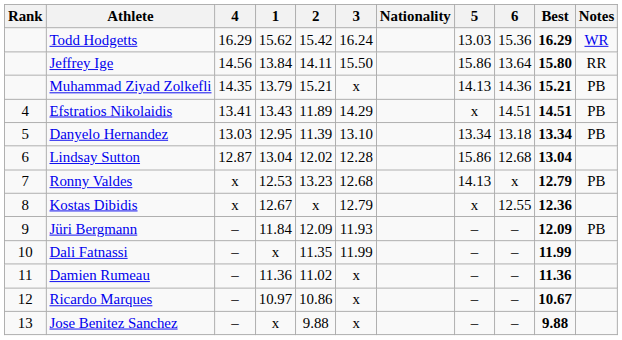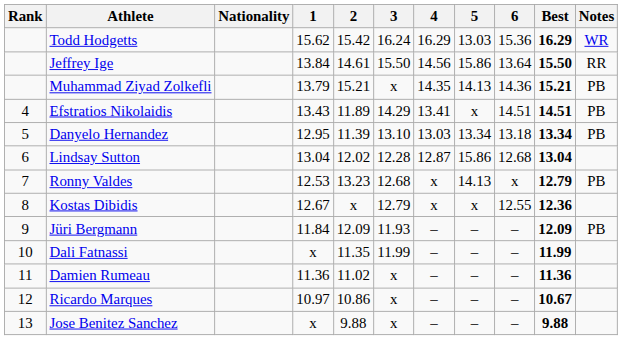columns swapped: (415, 16) <-> (235, 16)
(316, 63) 14.11 -> (353, 63) 14.61
(555, 63) 15.80 -> (555, 63) 15.50
